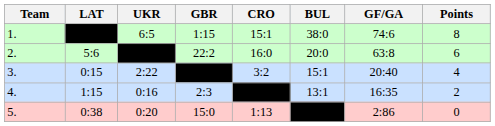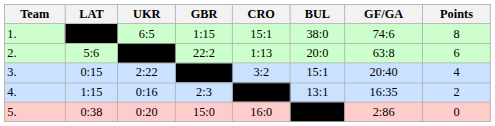(261, 53) 16:0 -> (261, 53) 1:13
(261, 111) 1:13 -> (261, 111) 16:0
